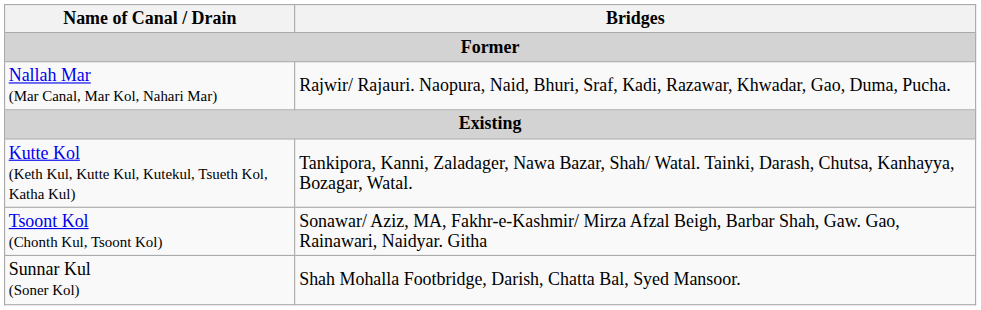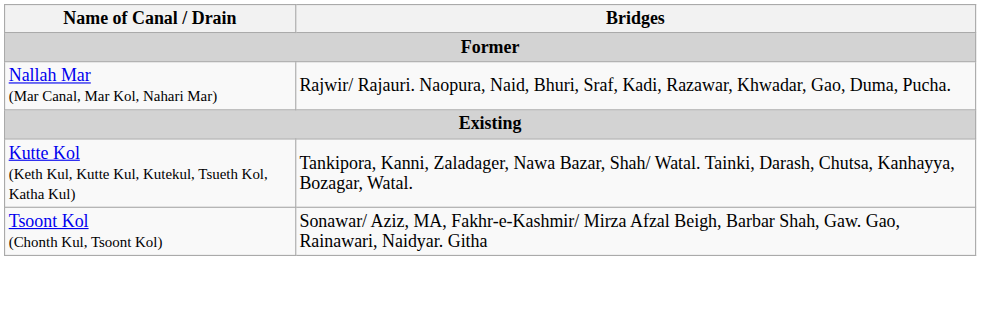- row: (50, 279)
